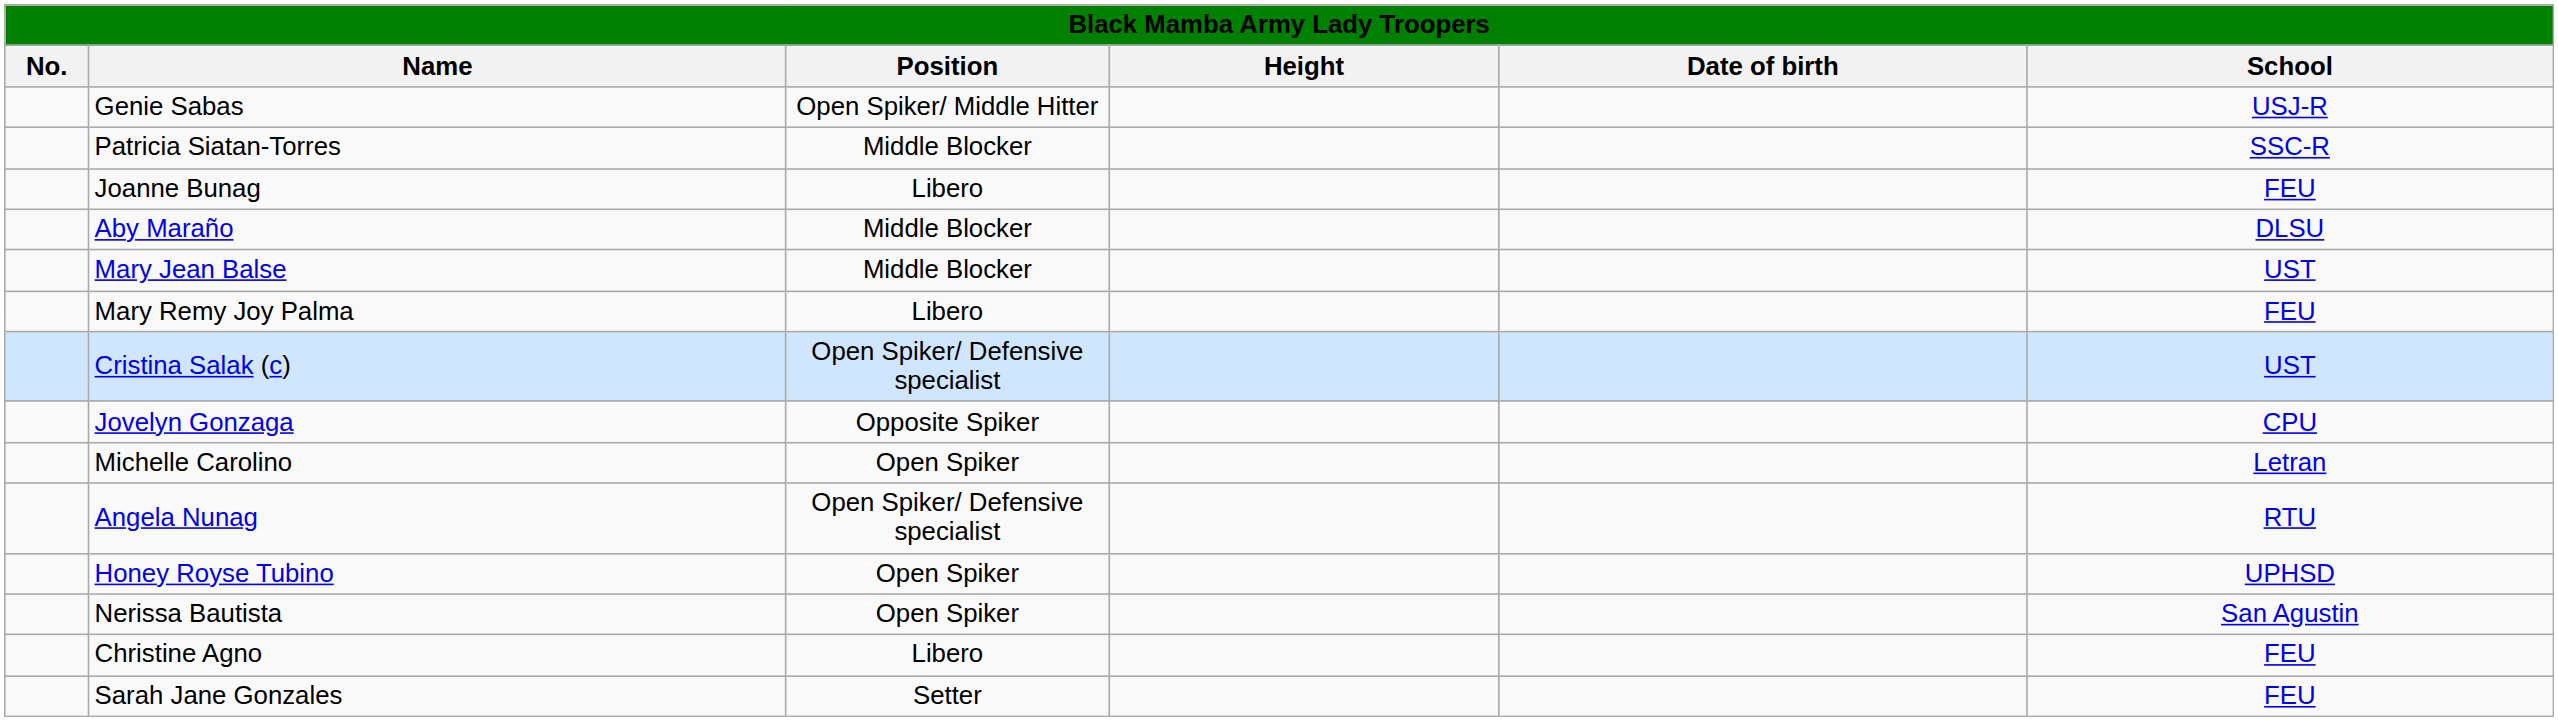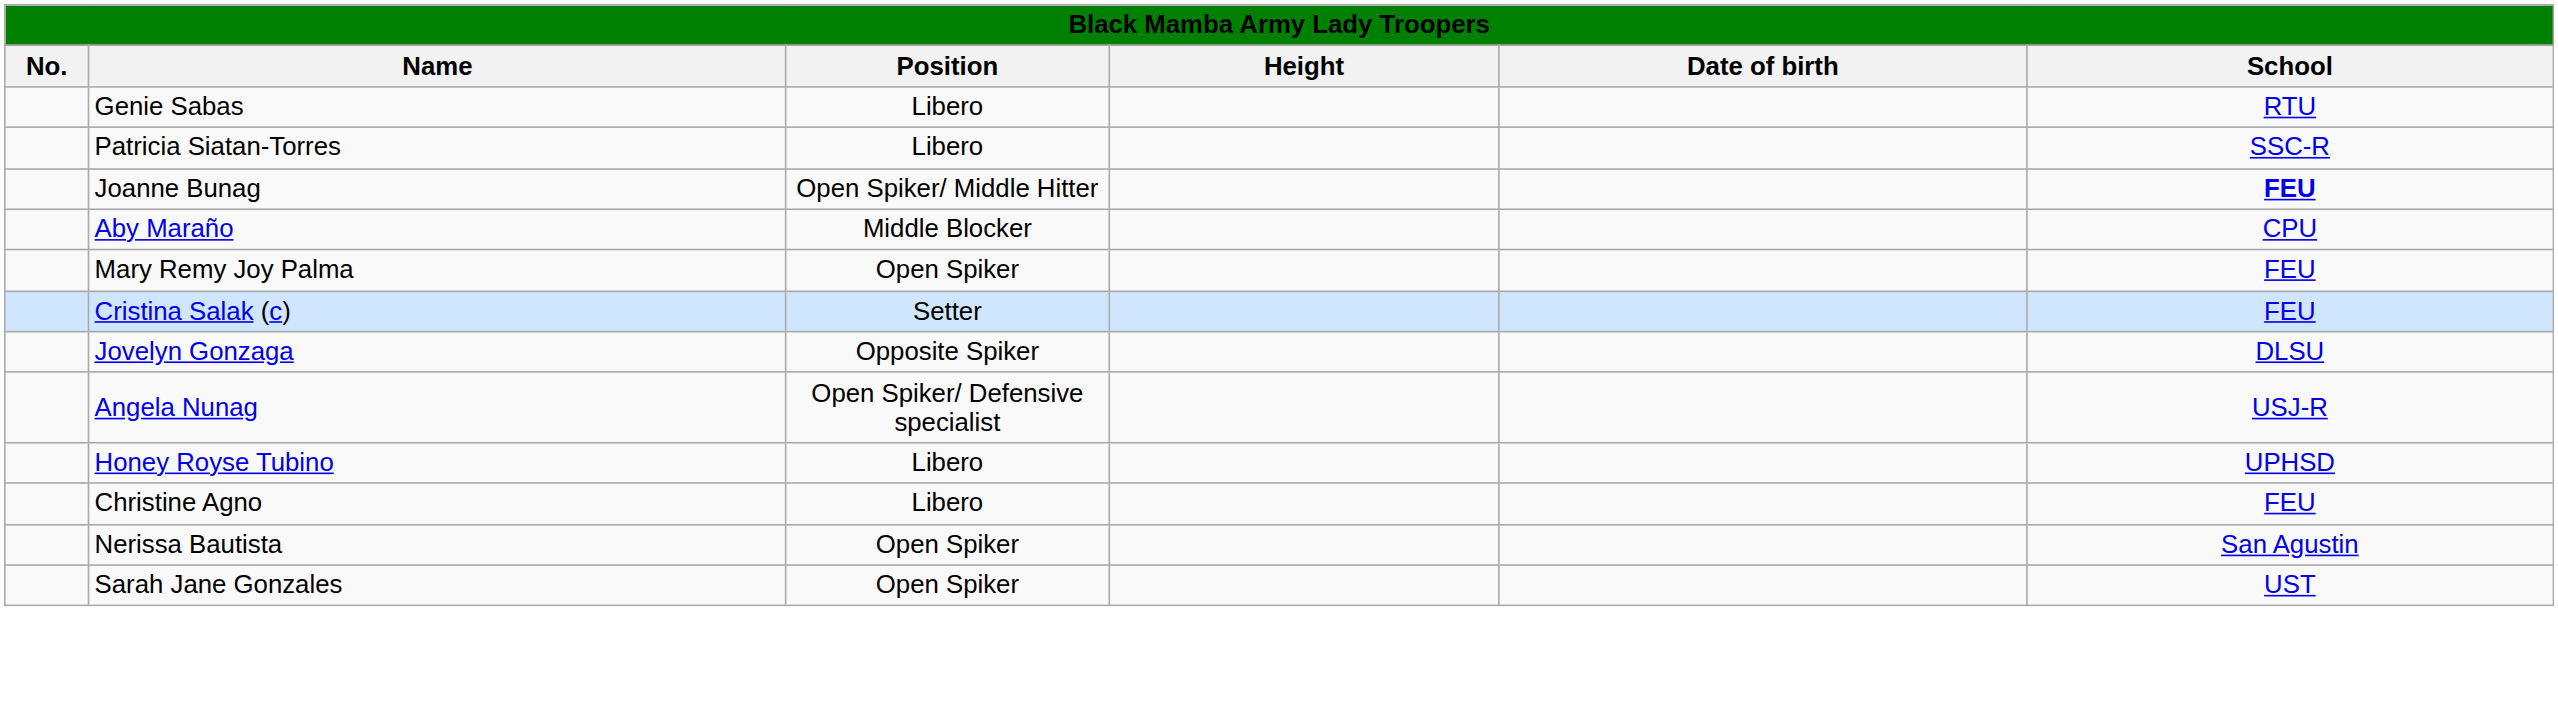(947, 106) Open Spiker/ Middle Hitter -> (947, 106) Libero
(2290, 106) USJ-R -> (2290, 106) RTU
(947, 147) Middle Blocker -> (947, 147) Libero
(947, 188) Libero -> (947, 188) Open Spiker/ Middle Hitter
(2290, 188) normal -> (2290, 188) bold
(2290, 229) DLSU -> (2290, 229) CPU
- row: (191, 270)
(947, 310) Libero -> (947, 270) Open Spiker
(947, 366) Open Spiker/ Defensive specialist -> (947, 310) Setter
(2290, 366) UST -> (2290, 310) FEU
(2290, 421) CPU -> (2290, 351) DLSU
- row: (193, 462)
(2290, 517) RTU -> (2290, 407) USJ-R
(947, 573) Open Spiker -> (947, 462) Libero
rows swapped: (188, 613) <-> (178, 654)
(947, 695) Setter -> (947, 585) Open Spiker
(2290, 695) FEU -> (2290, 585) UST
